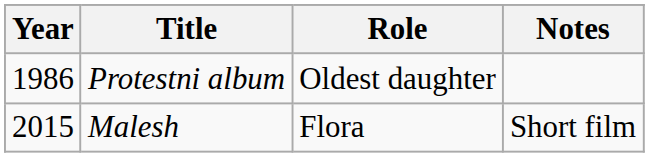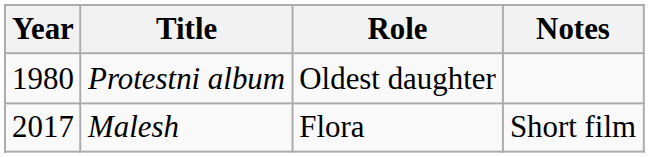(43, 77) 1986 -> (43, 77) 1980
(43, 126) 2015 -> (43, 126) 2017
